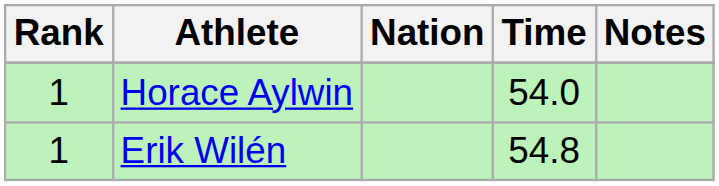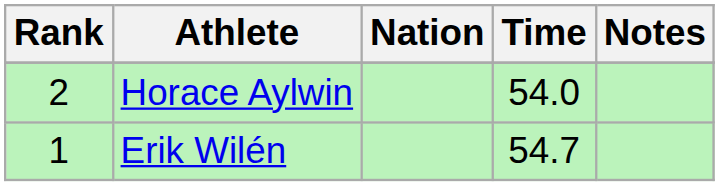(59, 92) 1 -> (59, 92) 2
(544, 150) 54.8 -> (544, 150) 54.7
